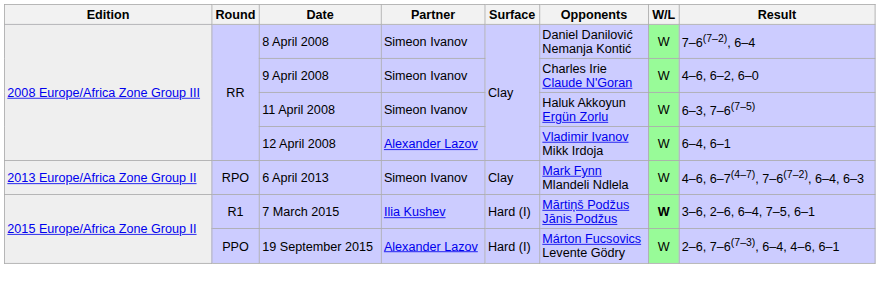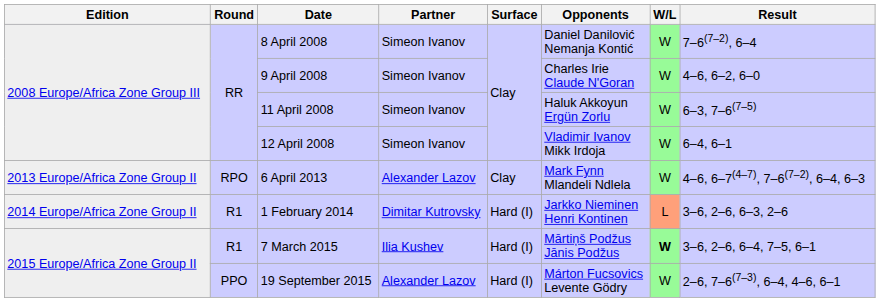(431, 144) Alexander Lazov -> (423, 144) Simeon Ivanov
(426, 178) Simeon Ivanov -> (429, 178) Alexander Lazov
+ row: (307, 212)
